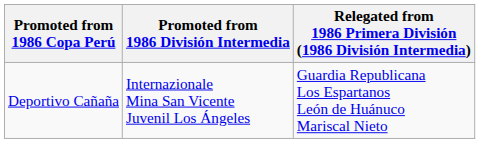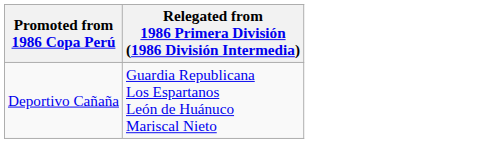- column: (208, 33)
